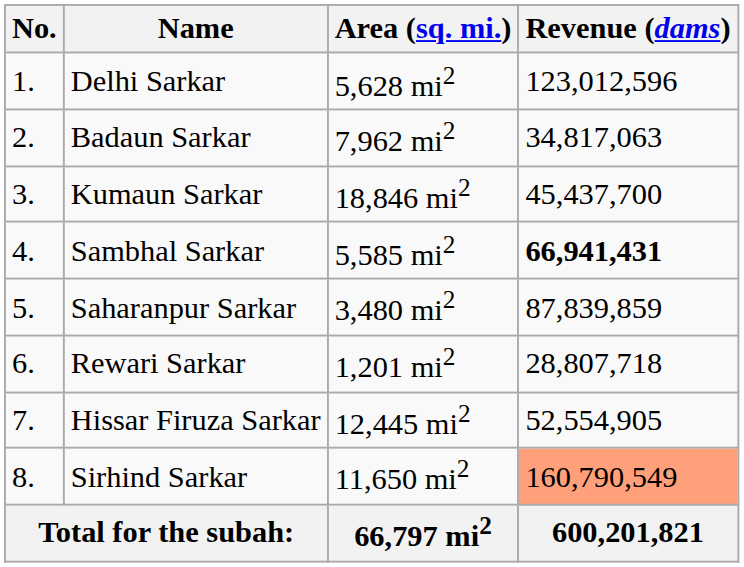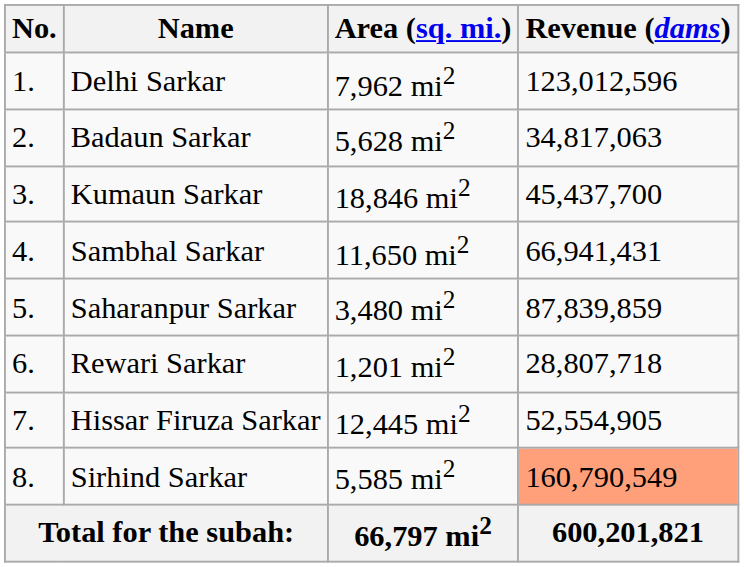(395, 80) 5,628 mi2 -> (395, 80) 7,962 mi2
(395, 137) 7,962 mi2 -> (395, 137) 5,628 mi2
(395, 250) 5,585 mi2 -> (402, 250) 11,650 mi2
(594, 250) bold -> (594, 250) normal
(402, 475) 11,650 mi2 -> (395, 475) 5,585 mi2
